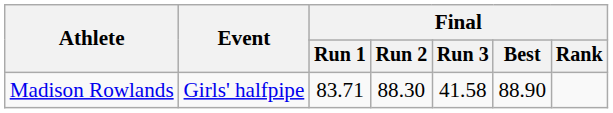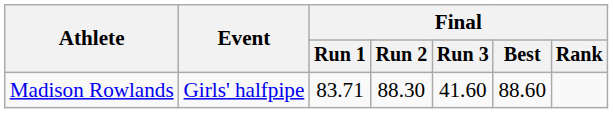(463, 90) 41.58 -> (463, 90) 41.60
(522, 90) 88.90 -> (522, 90) 88.60
